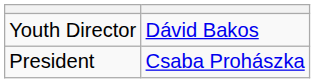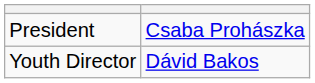rows swapped: (52, 61) <-> (73, 29)
